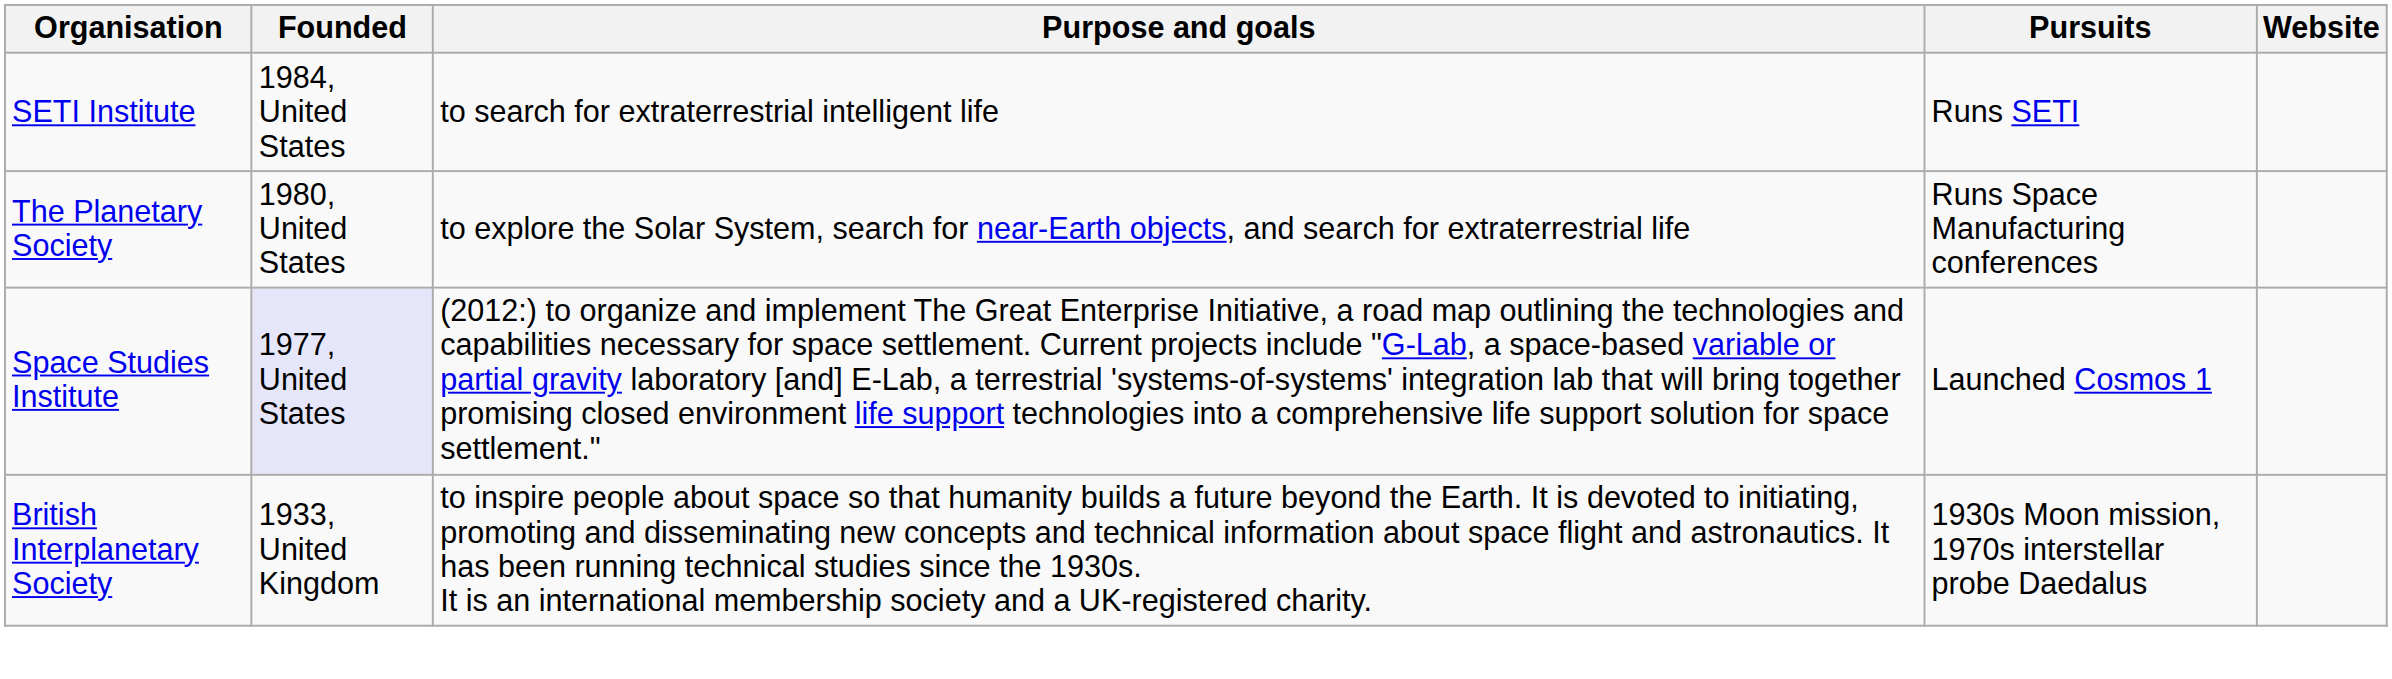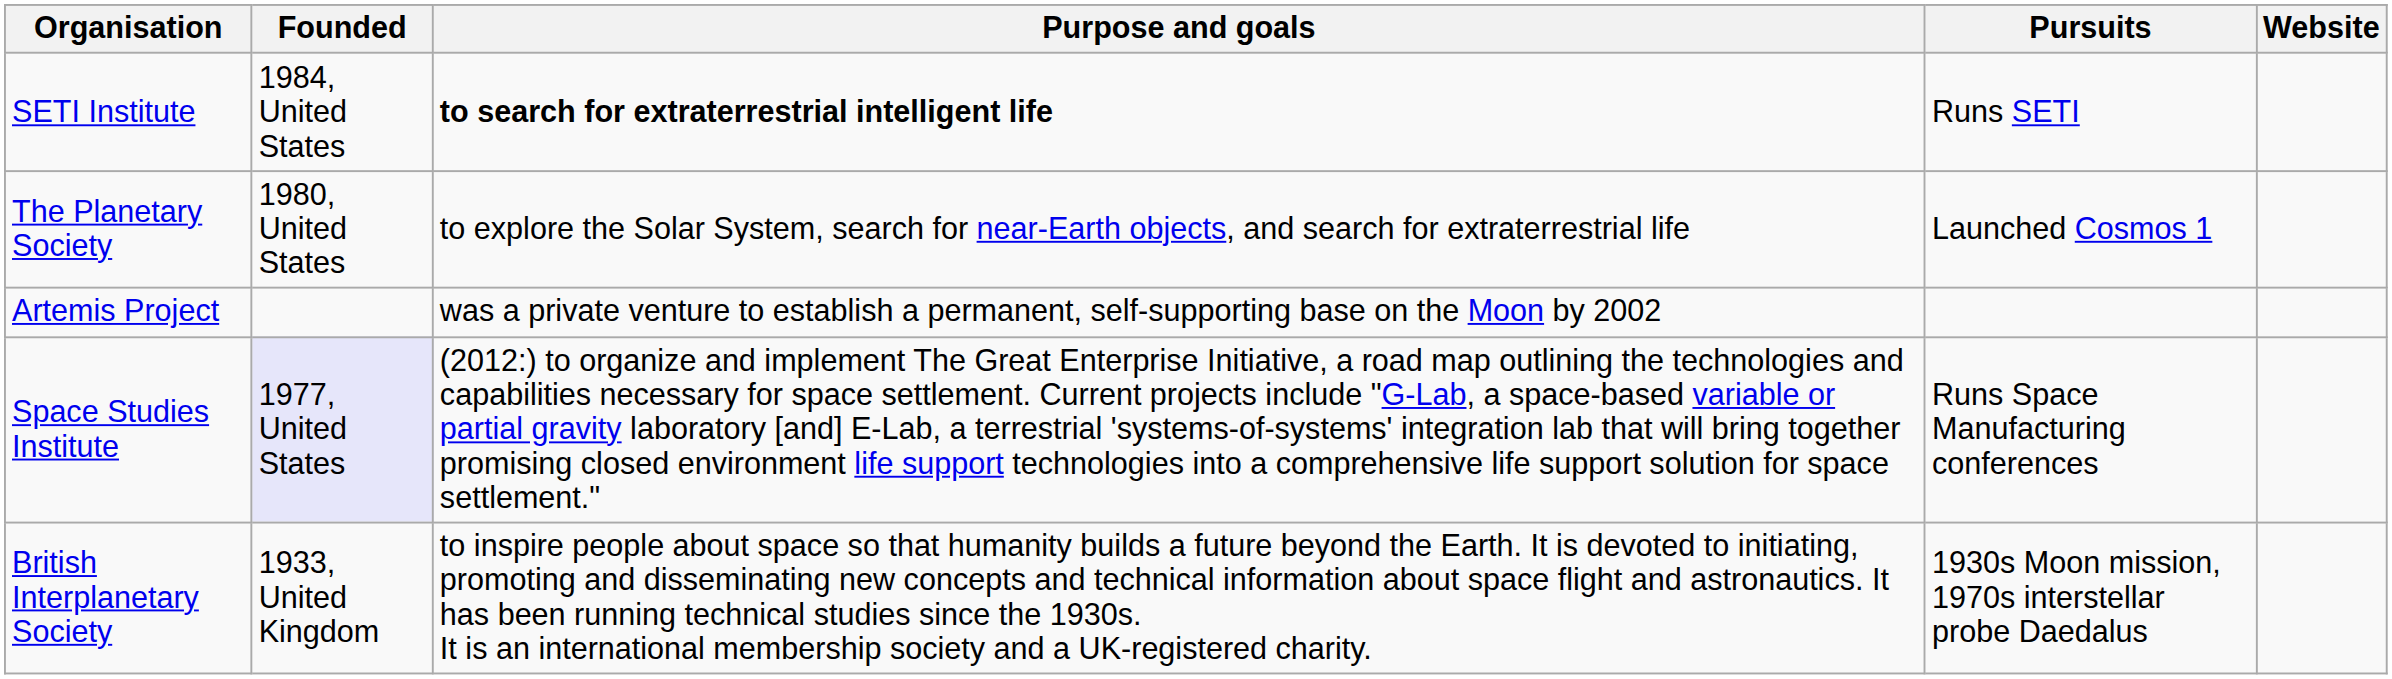(720, 111) normal -> (746, 111) bold
(2028, 228) Runs Space Manufacturing conferences -> (2072, 228) Launched Cosmos 1
+ row: (116, 311)
(2072, 380) Launched Cosmos 1 -> (2029, 428) Runs Space Manufacturing conferences
